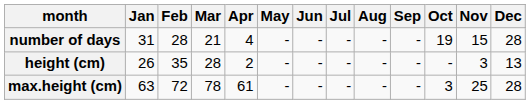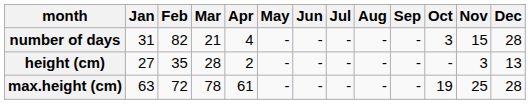(180, 39) 28 -> (180, 39) 82
(444, 39) 19 -> (449, 39) 3
(146, 63) 26 -> (146, 63) 27
(449, 87) 3 -> (444, 87) 19
